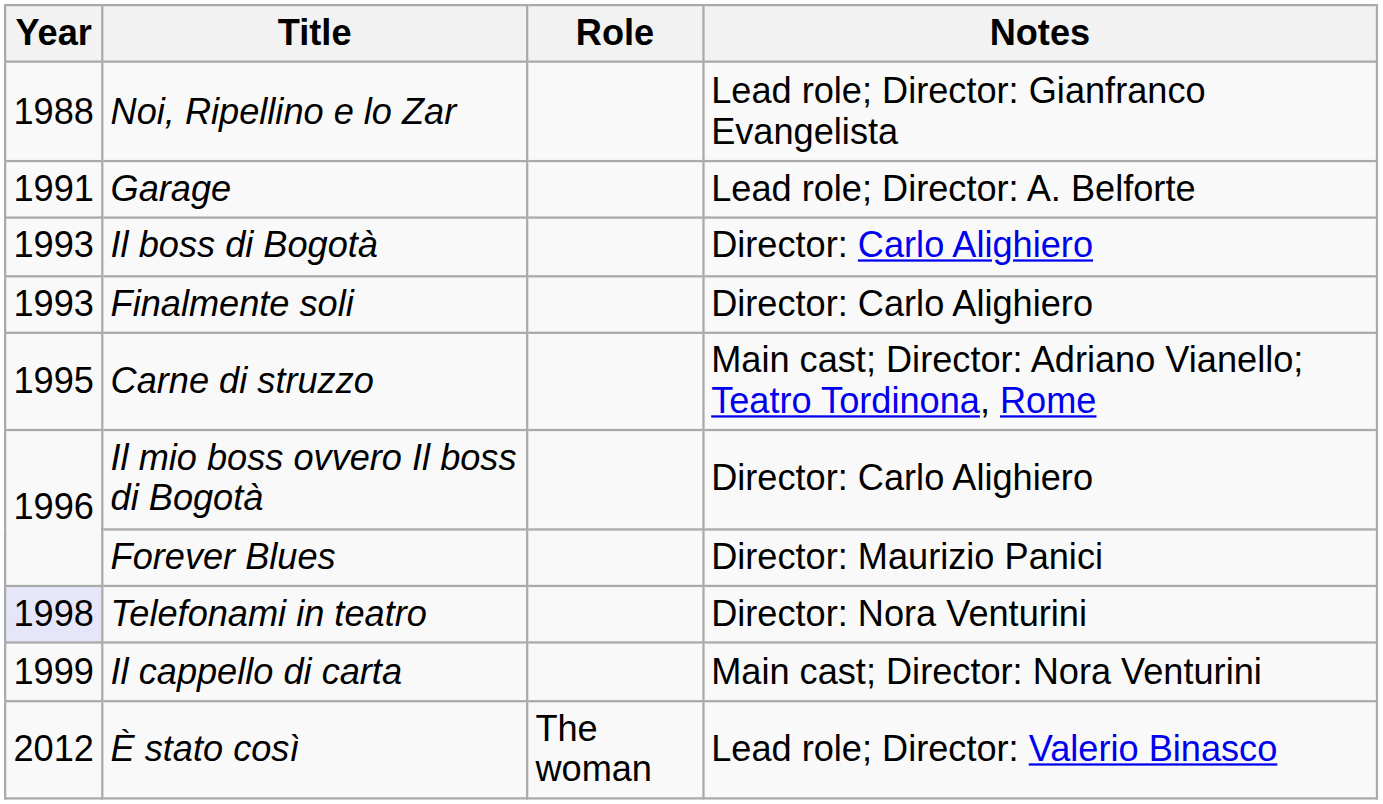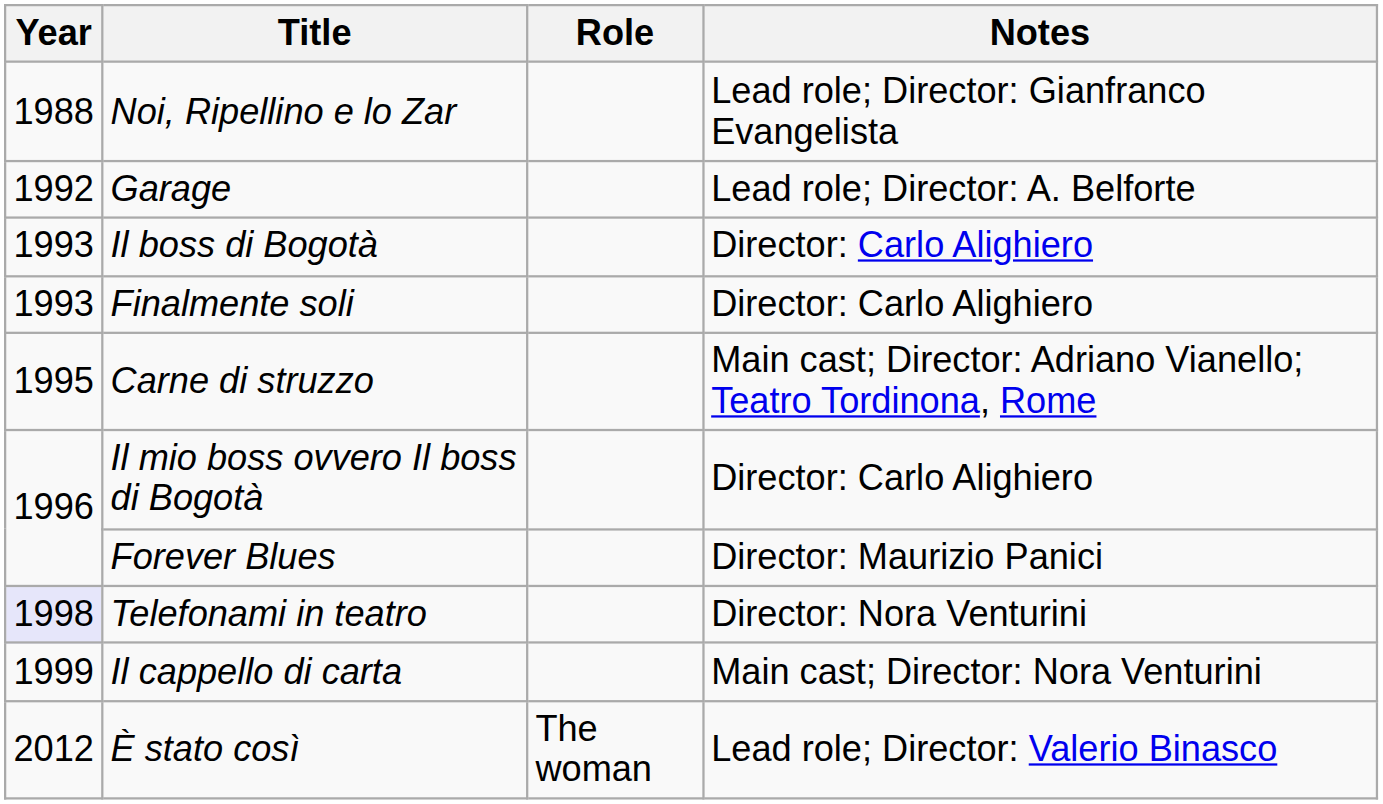(54, 188) 1991 -> (54, 188) 1992
